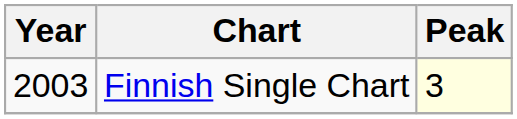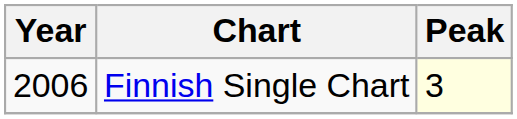(51, 85) 2003 -> (51, 85) 2006
